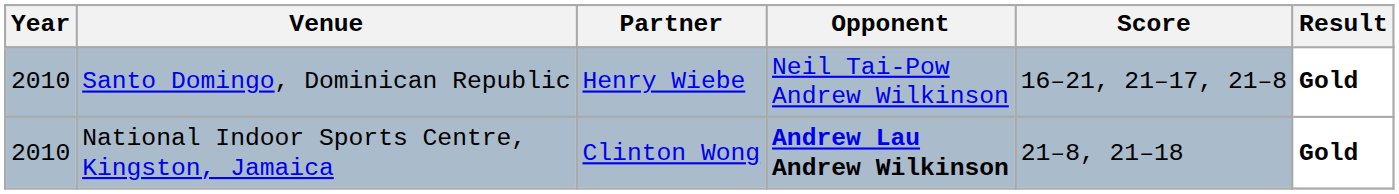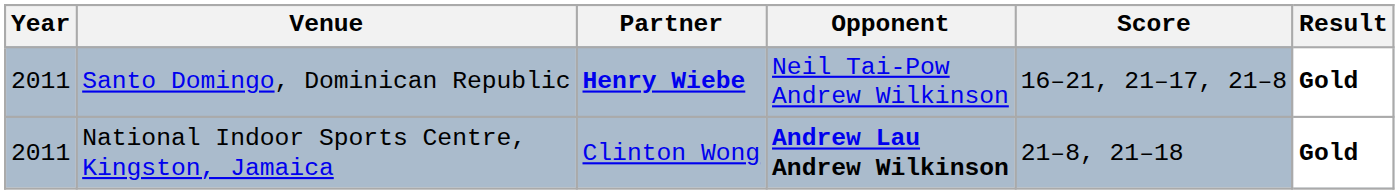(41, 82) 2010 -> (41, 82) 2011
(664, 82) normal -> (664, 82) bold
(41, 153) 2010 -> (41, 153) 2011
